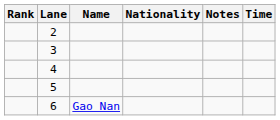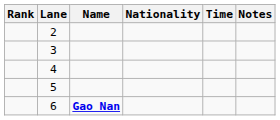columns swapped: (259, 14) <-> (223, 14)
(96, 106) normal -> (96, 106) bold
